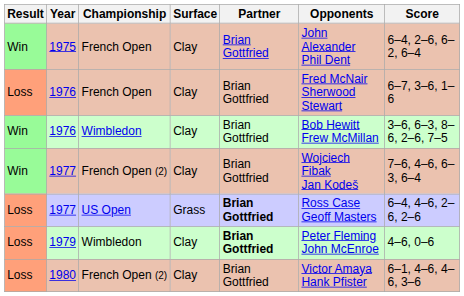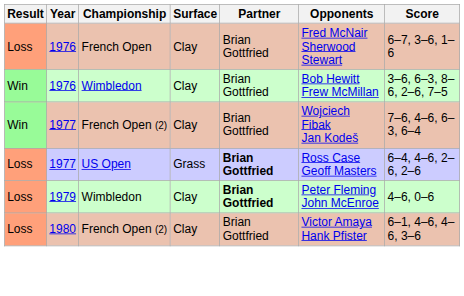- row: (63, 46)
